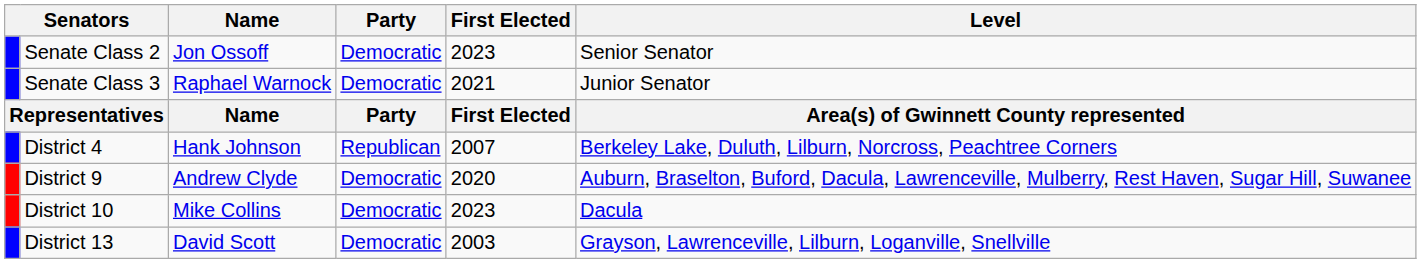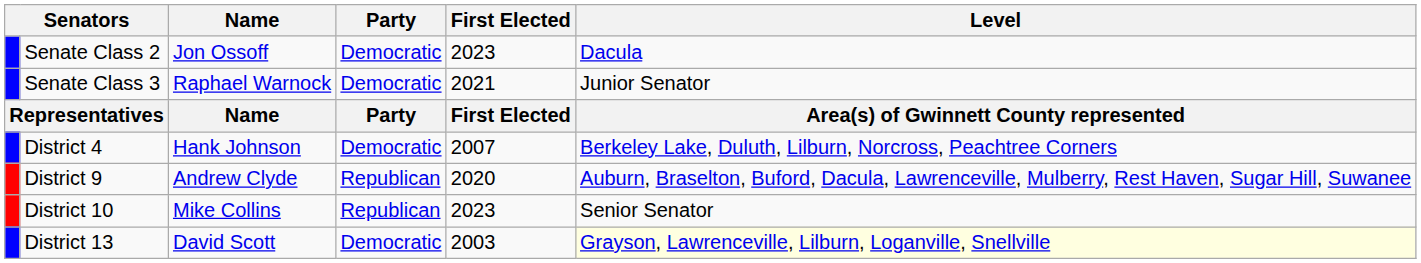(647, 52) Senior Senator -> (611, 52) Dacula
(390, 147) Republican -> (391, 147) Democratic
(391, 178) Democratic -> (390, 178) Republican
(391, 210) Democratic -> (390, 210) Republican
(611, 210) Dacula -> (647, 210) Senior Senator
(815, 242) no background -> (815, 242) lightyellow background
